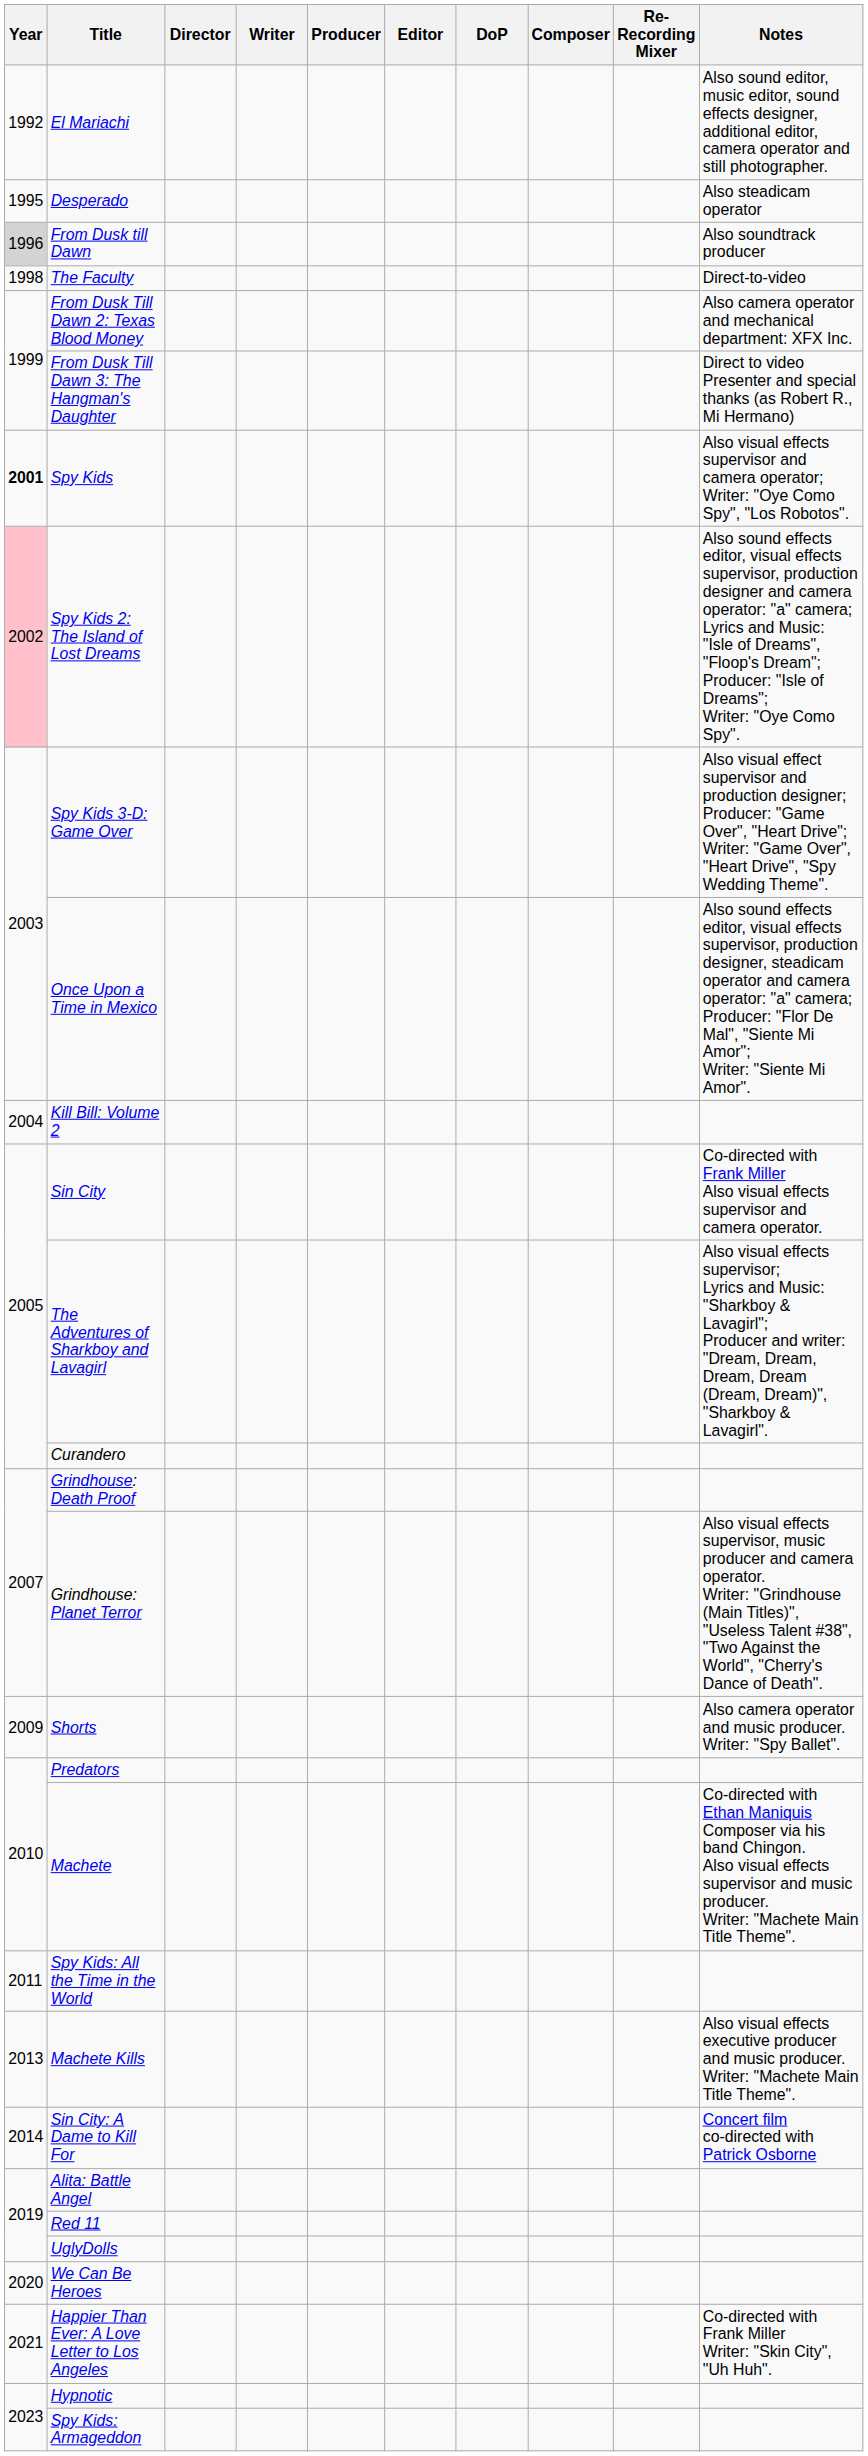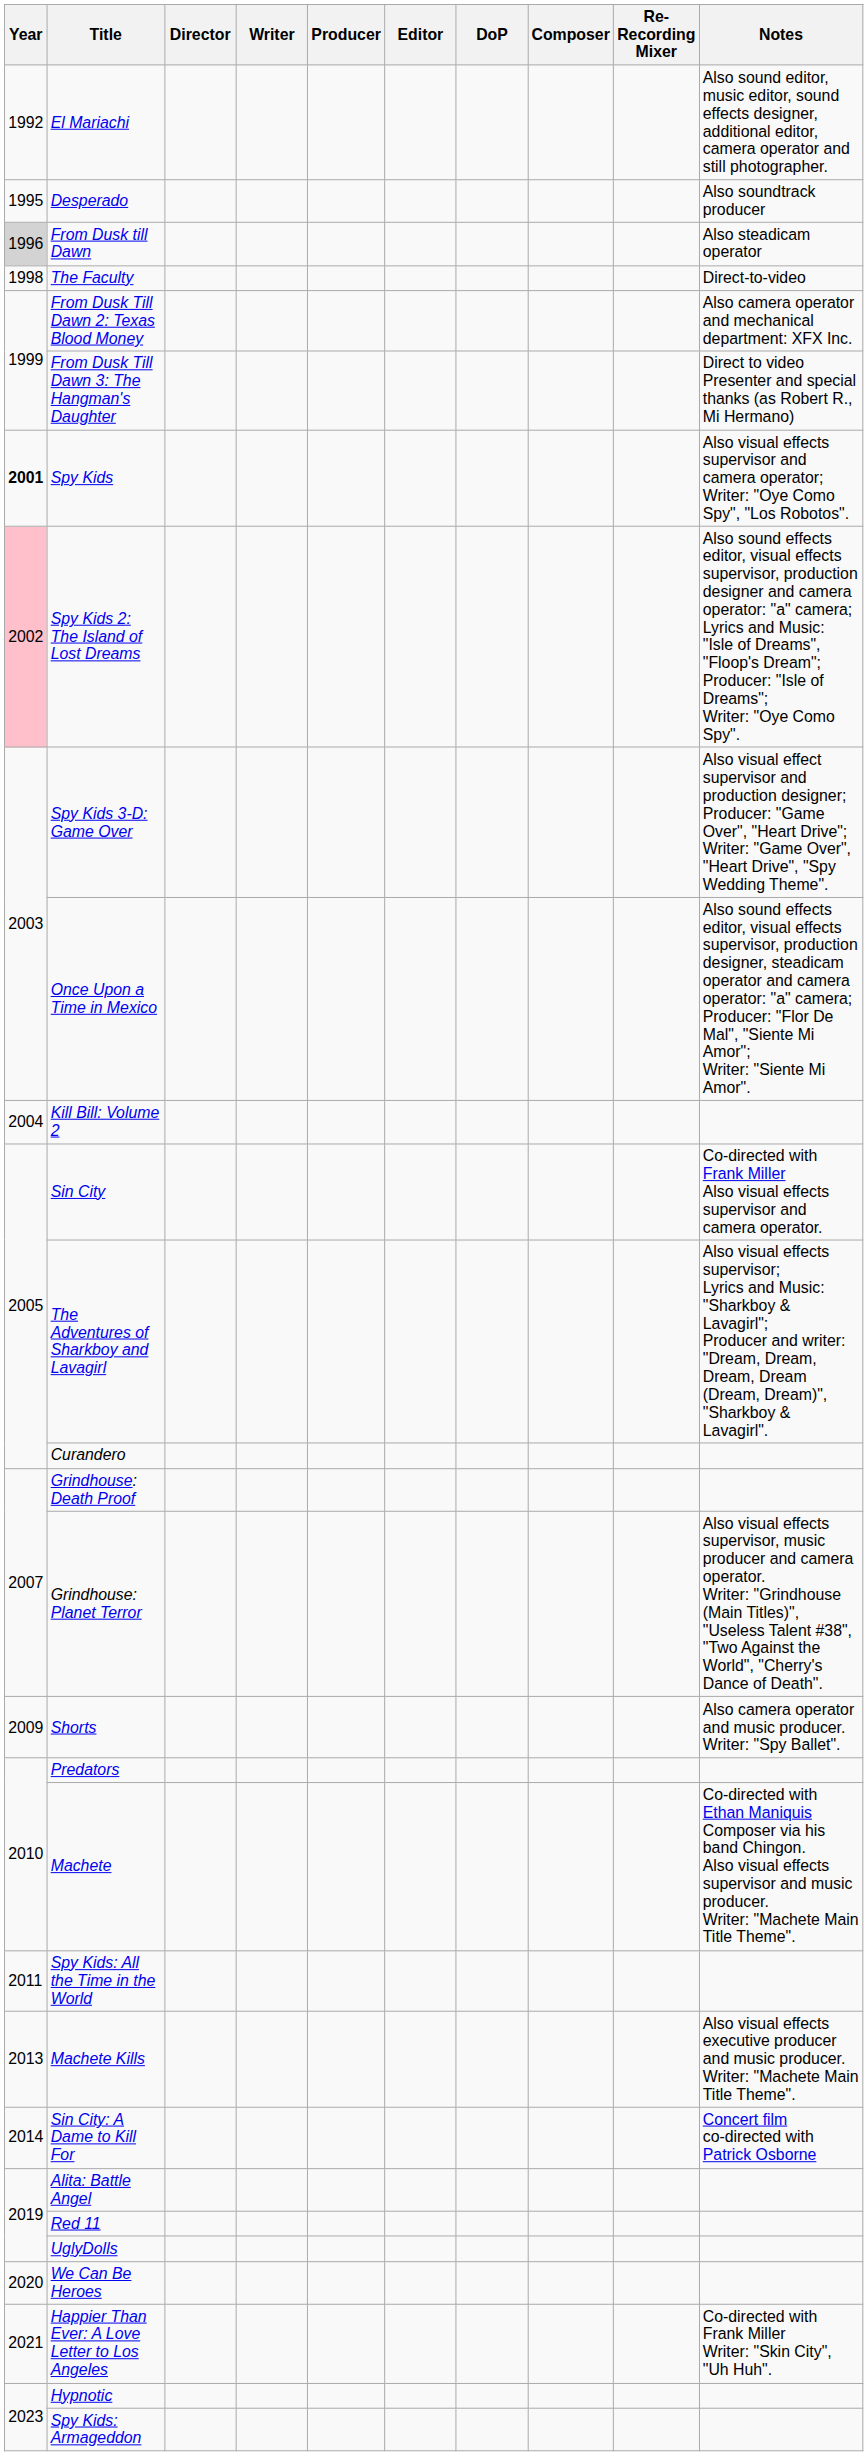(756, 200) Also steadicam operator -> (759, 200) Also soundtrack producer
(759, 243) Also soundtrack producer -> (756, 243) Also steadicam operator
